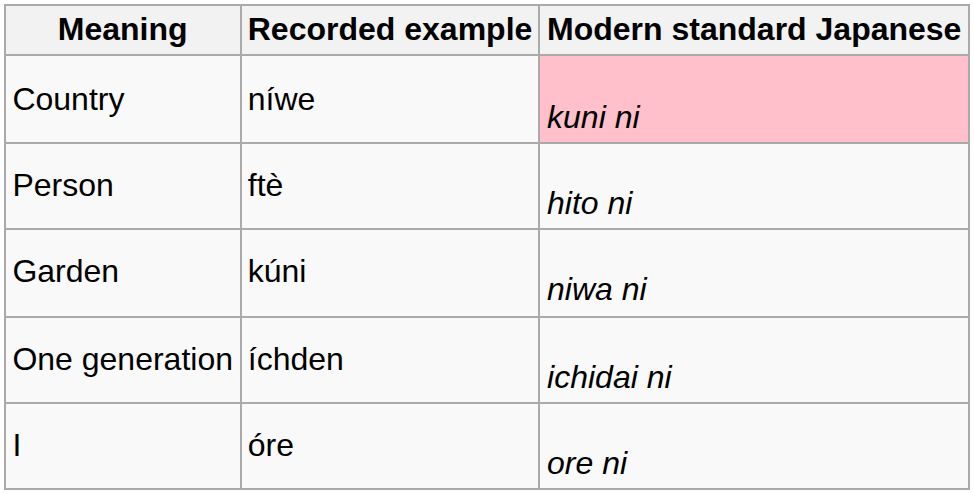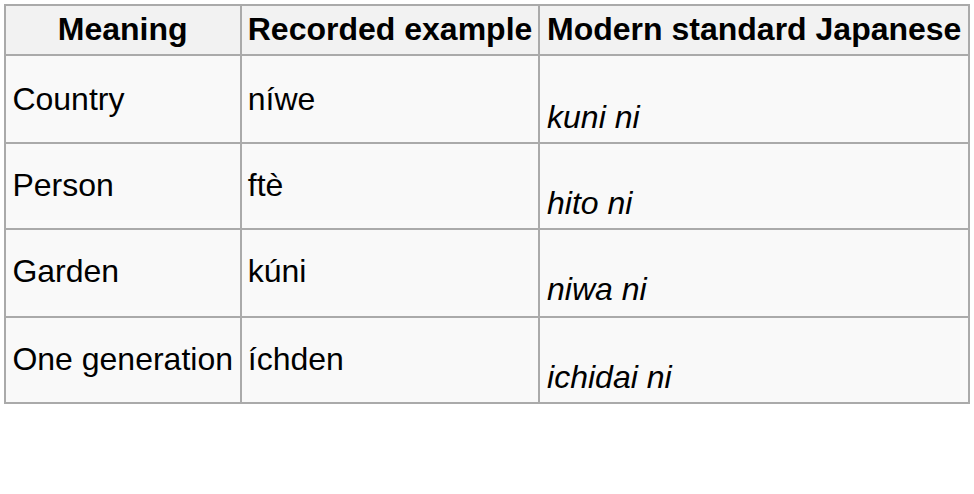(593, 116) pink background -> (593, 116) no background
- row: (17, 445)
